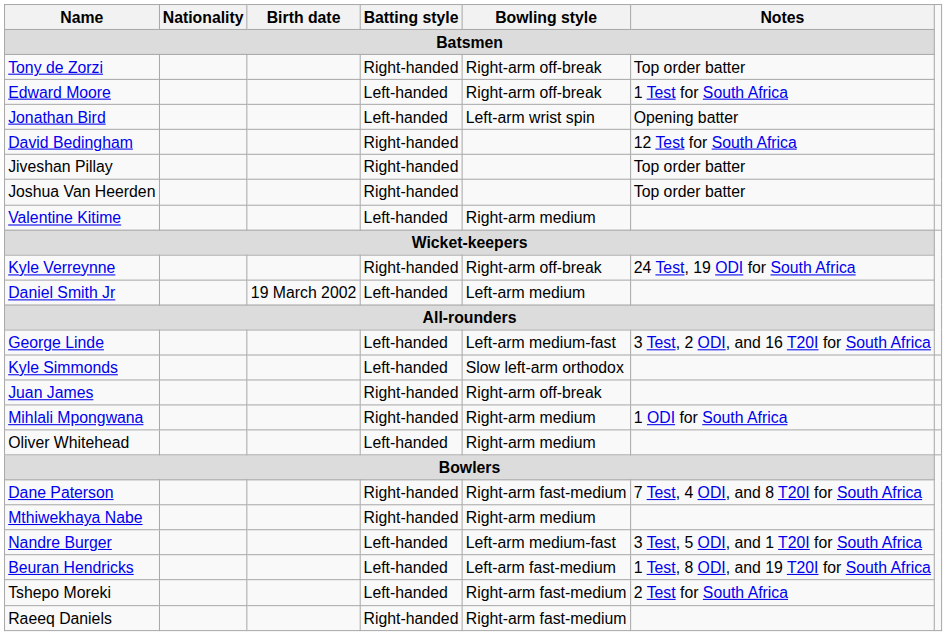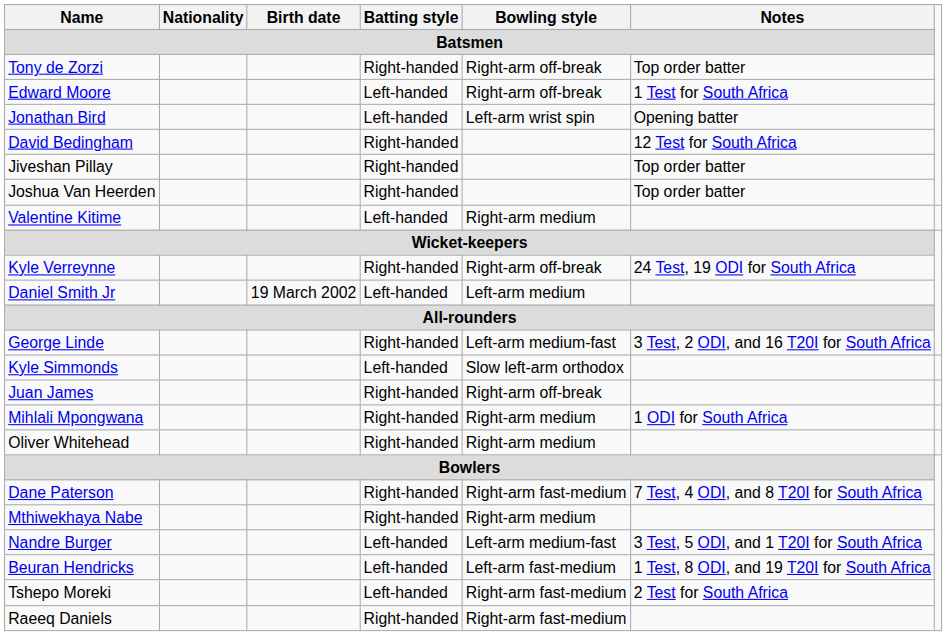(406, 343) Left-handed -> (411, 343) Right-handed
(406, 443) Left-handed -> (411, 443) Right-handed
